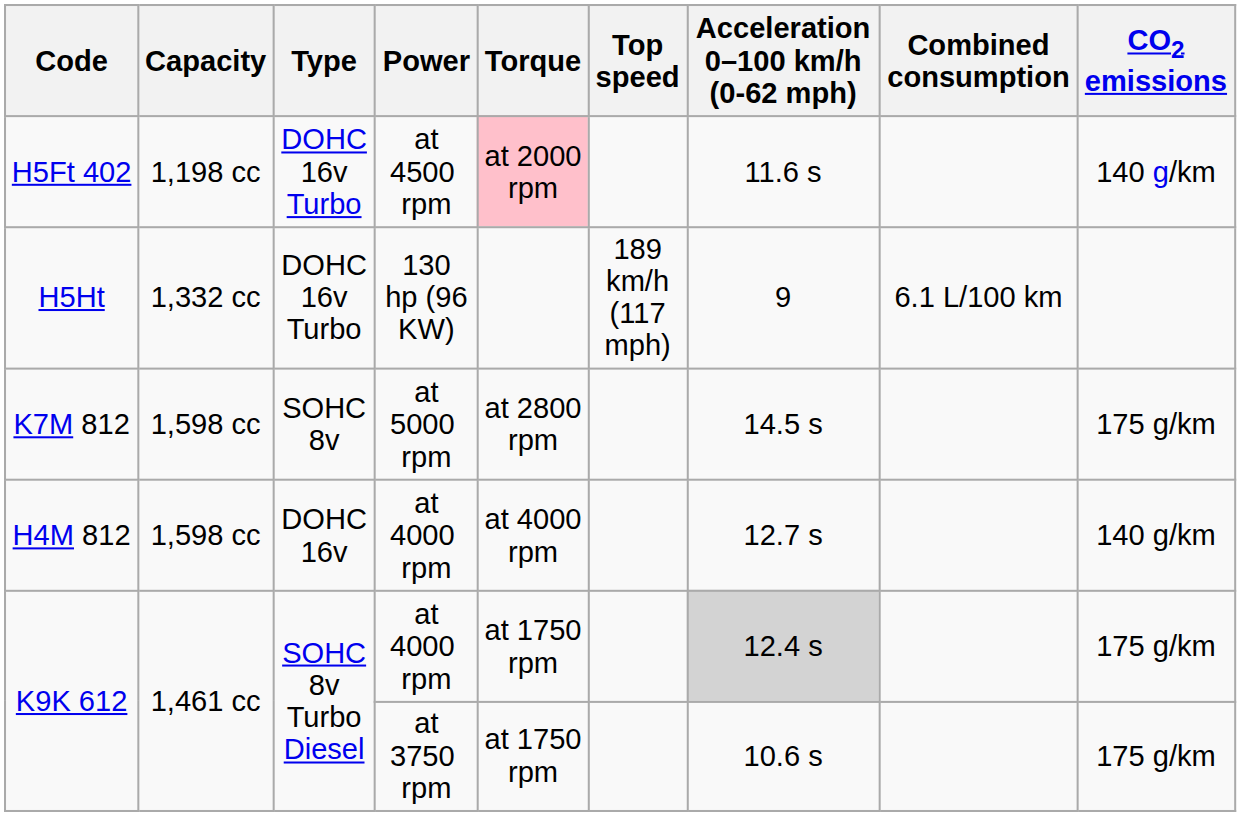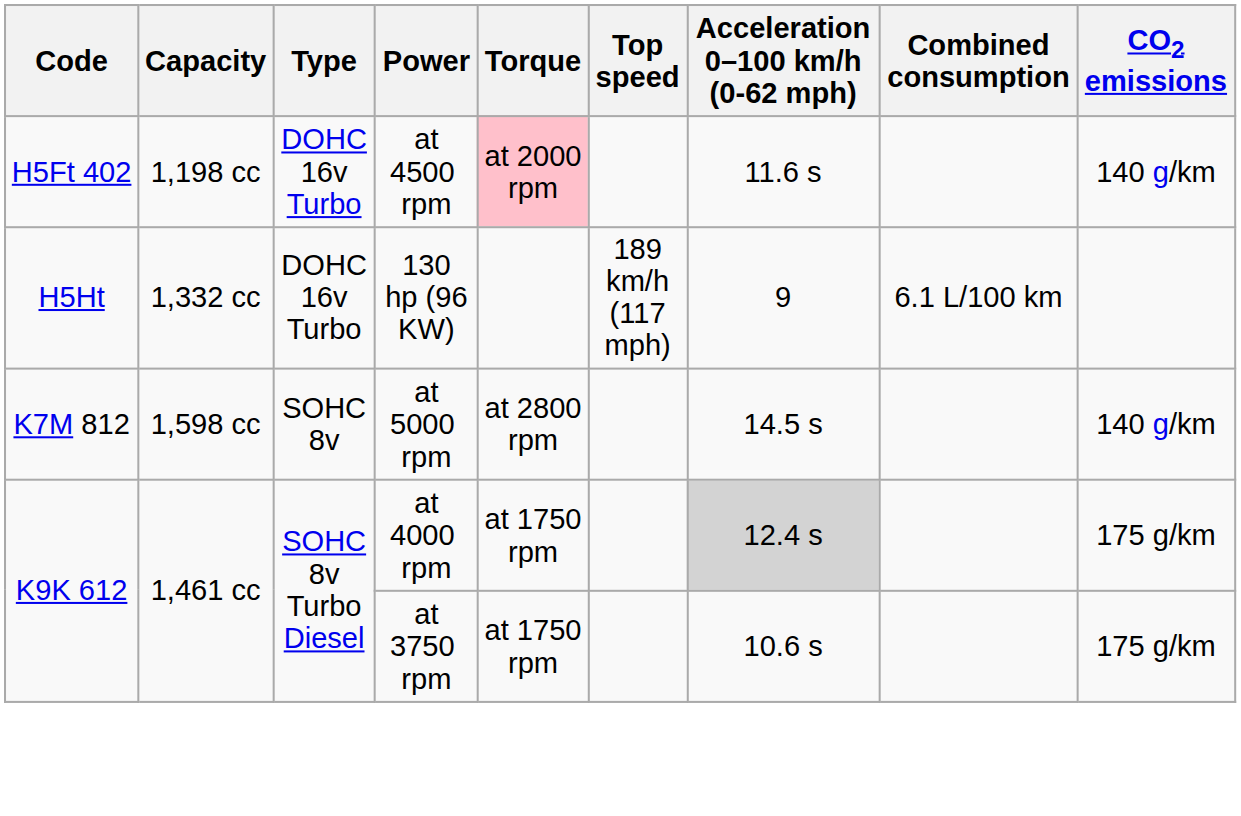(1156, 425) 175 g/km -> (1156, 425) 140 g/km
- row: (72, 535)
